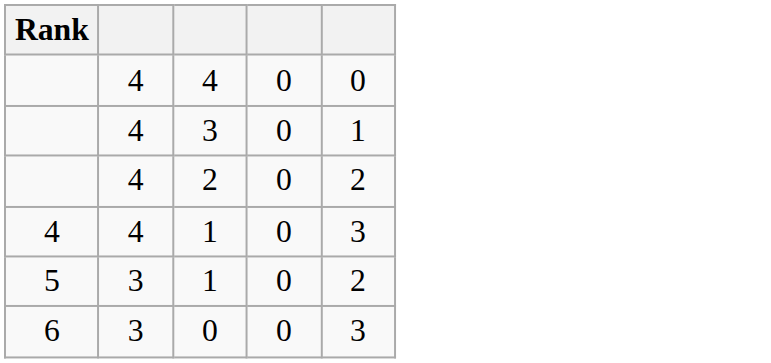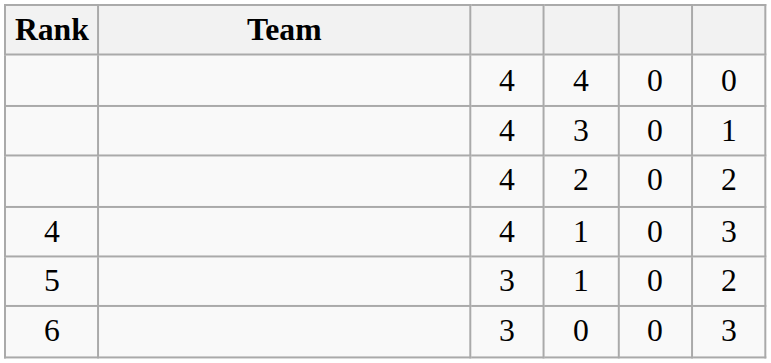+ column: (284, 29)
